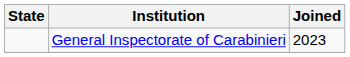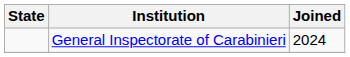(309, 40) 2023 -> (309, 40) 2024
